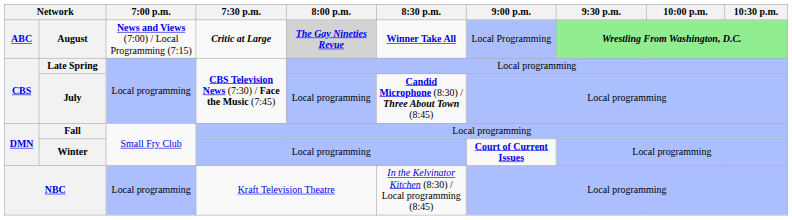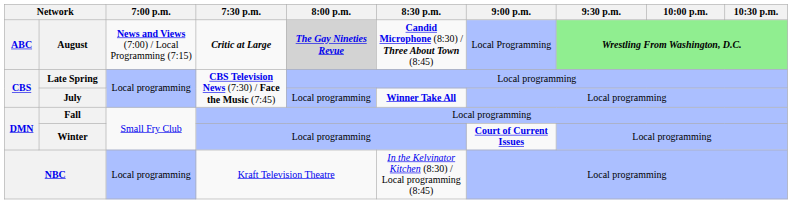(421, 39) Winner Take All -> (421, 44) Candid Microphone (8:30) / Three About Town (8:45)
(421, 98) Candid Microphone (8:30) / Three About Town (8:45) -> (421, 97) Winner Take All
